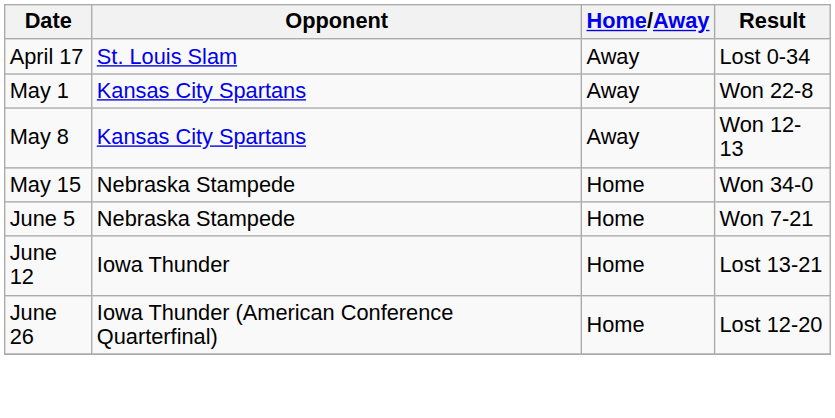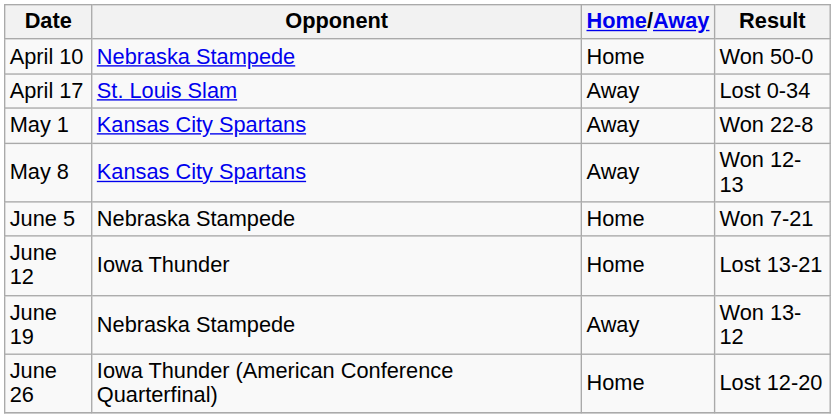+ row: (47, 56)
- row: (45, 184)
+ row: (33, 324)
